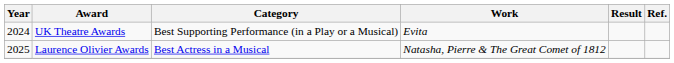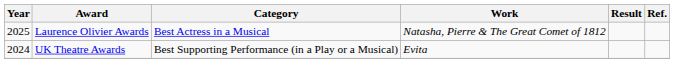rows swapped: (80, 31) <-> (92, 49)
